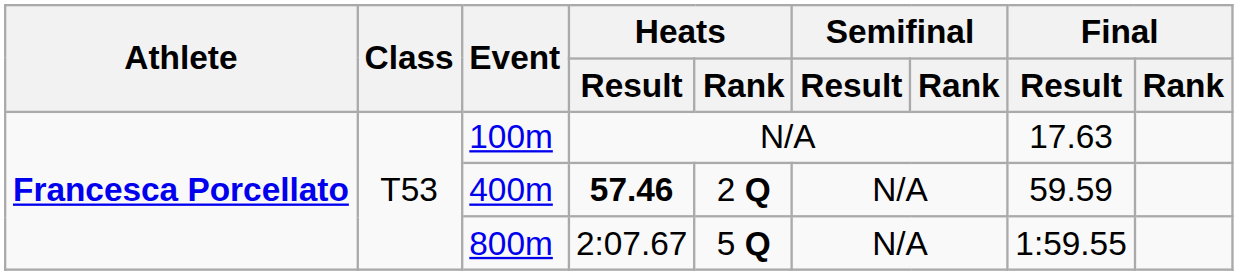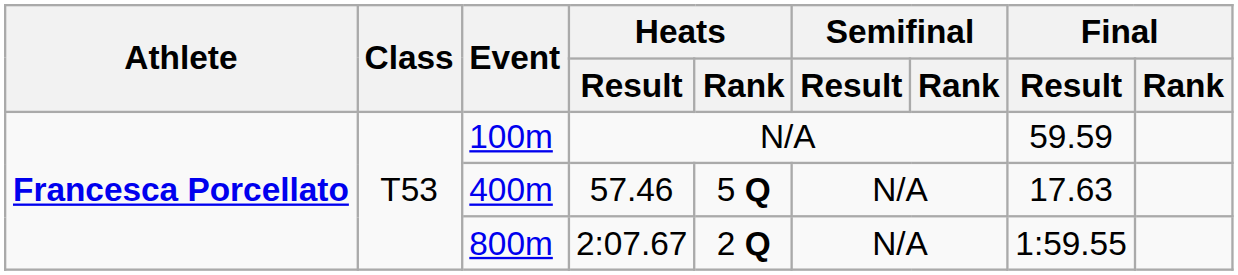(1071, 138) 17.63 -> (1071, 138) 59.59
(632, 190) bold -> (632, 190) normal
(744, 190) 2 Q -> (744, 190) 5 Q
(1071, 190) 59.59 -> (1071, 190) 17.63
(744, 243) 5 Q -> (744, 243) 2 Q
